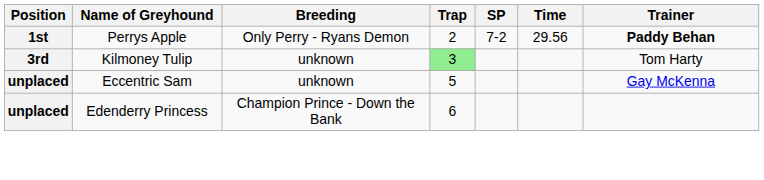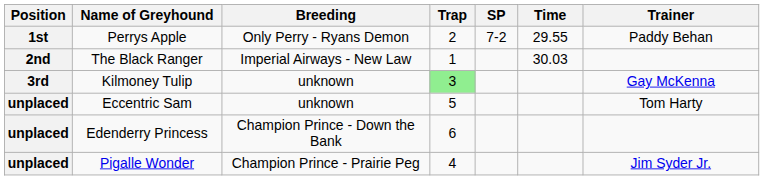(550, 37) 29.56 -> (550, 37) 29.55
(671, 37) bold -> (671, 37) normal
+ row: (147, 59)
(671, 59) Tom Harty -> (671, 81) Gay McKenna
(671, 81) Gay McKenna -> (671, 103) Tom Harty
+ row: (147, 163)
